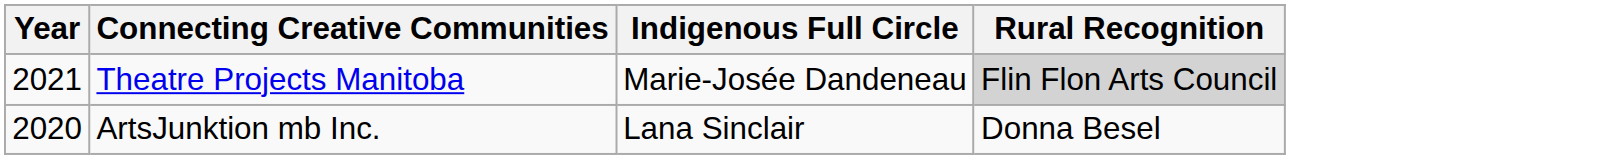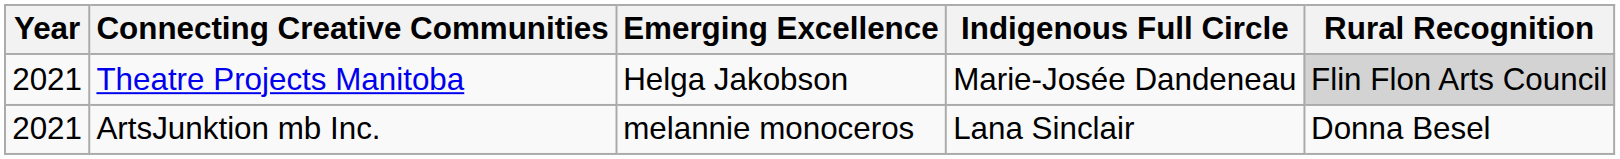+ column: (781, 29)
(47, 128) 2020 -> (47, 128) 2021
